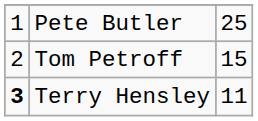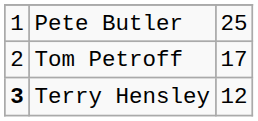(234, 60) 15 -> (234, 60) 17
(234, 97) 11 -> (234, 97) 12
